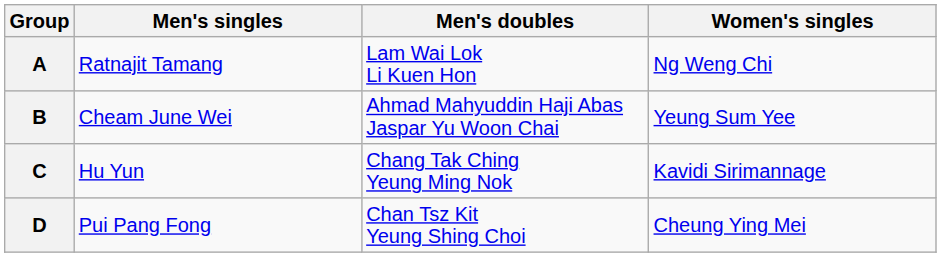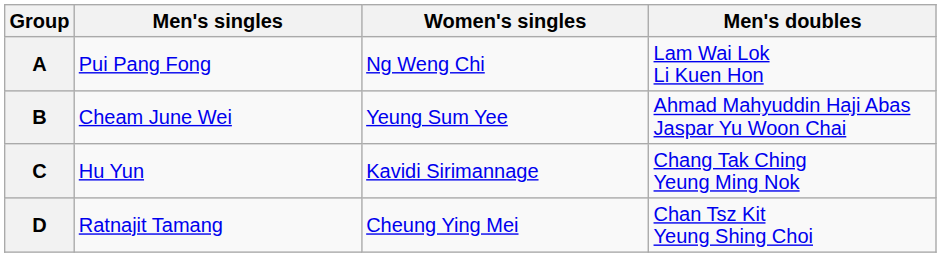columns swapped: (793, 21) <-> (505, 21)
(151, 64) Ratnajit Tamang -> (145, 64) Pui Pang Fong
(145, 225) Pui Pang Fong -> (151, 225) Ratnajit Tamang
